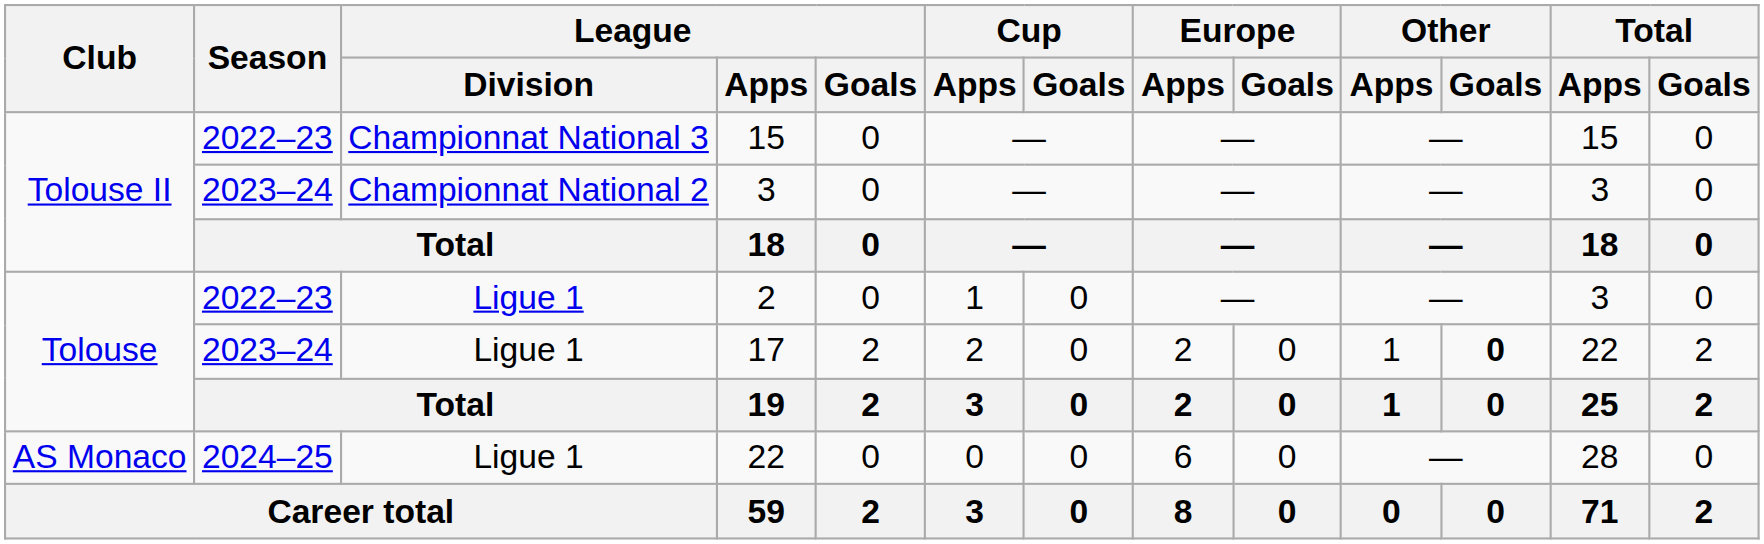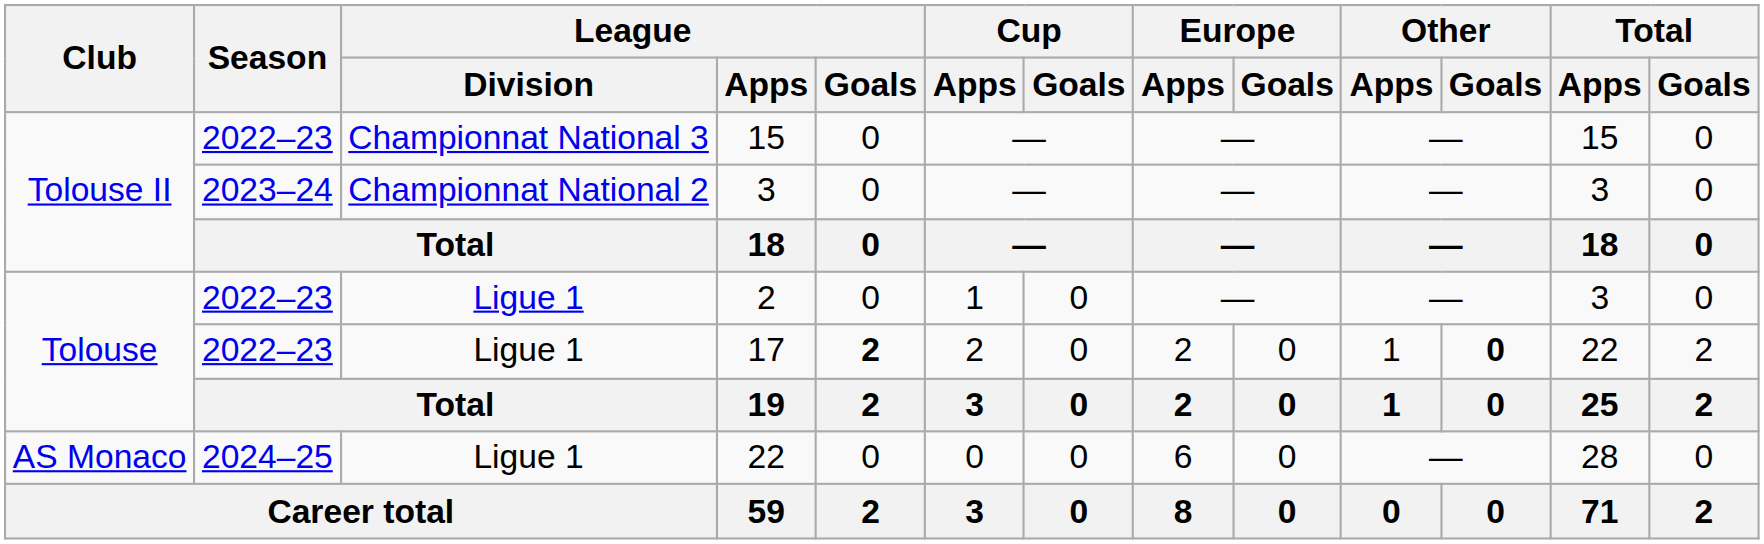(267, 350) 2023–24 -> (267, 350) 2022–23
(870, 350) normal -> (870, 350) bold
